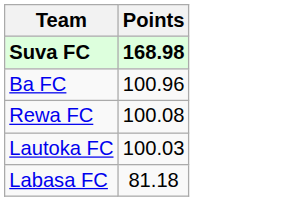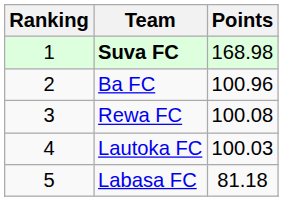+ column: (49, 20)
(154, 52) bold -> (242, 52) normal
